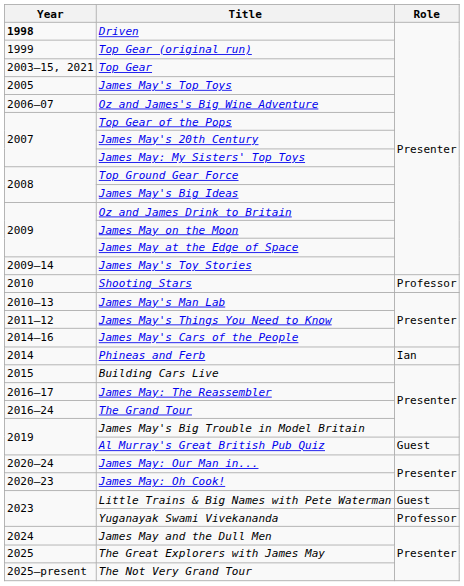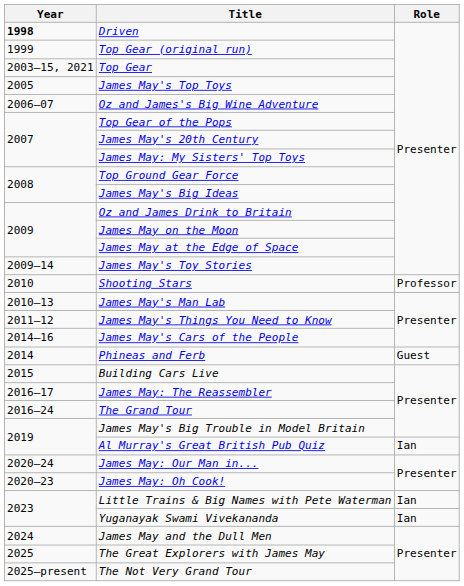(407, 356) Ian -> (413, 356) Guest
(413, 446) Guest -> (407, 446) Ian
(413, 500) Guest -> (407, 500) Ian
(427, 518) Professor -> (407, 518) Ian
